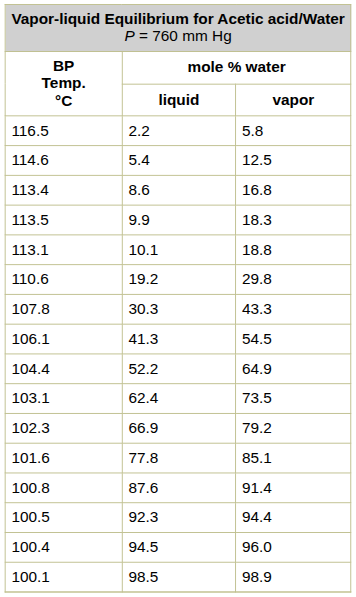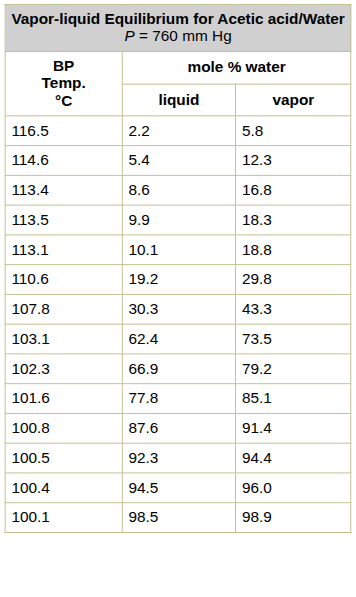(257, 160) 12.5 -> (257, 160) 12.3
- row: (31, 339)
- row: (31, 368)
